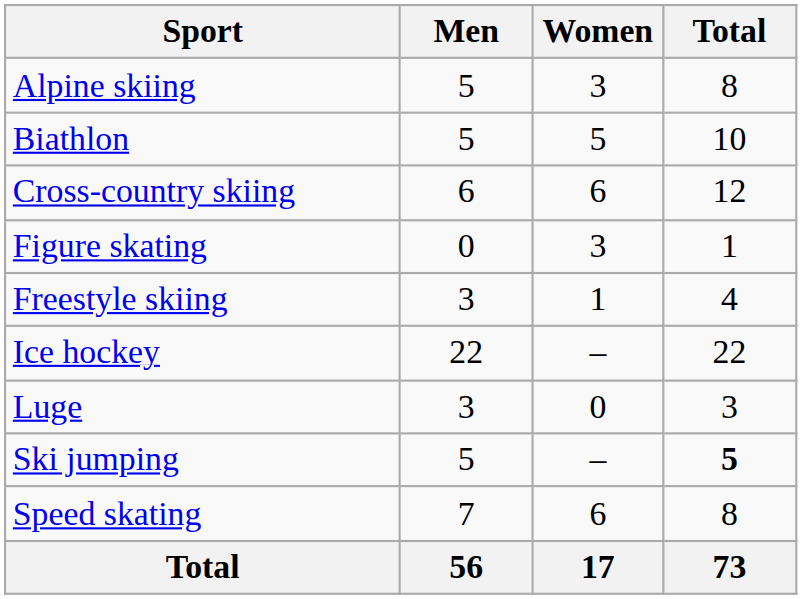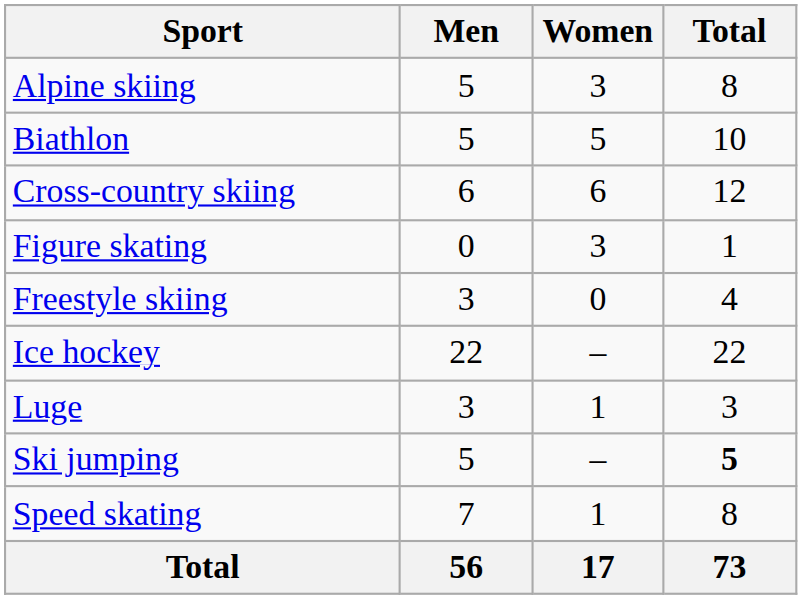(598, 298) 1 -> (598, 298) 0
(598, 406) 0 -> (598, 406) 1
(598, 513) 6 -> (598, 513) 1
